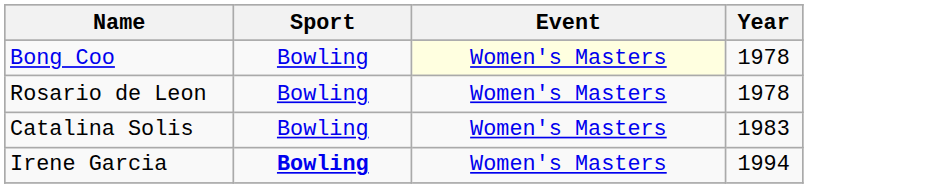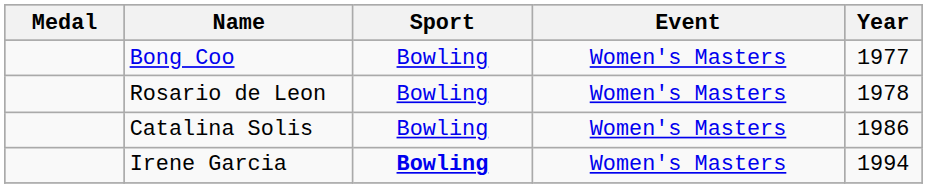+ column: (65, 23)
(568, 58) lightyellow background -> (688, 58) no background
(764, 58) 1978 -> (883, 58) 1977
(764, 129) 1983 -> (883, 129) 1986
